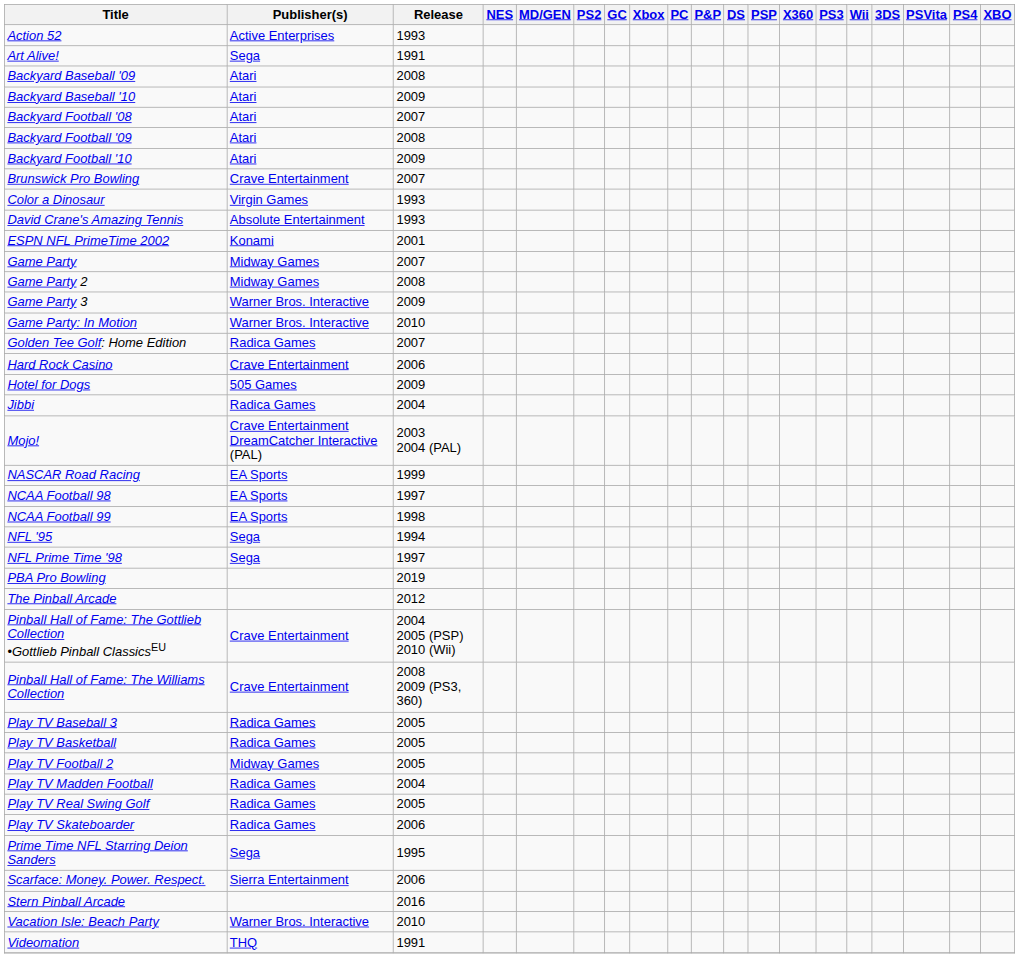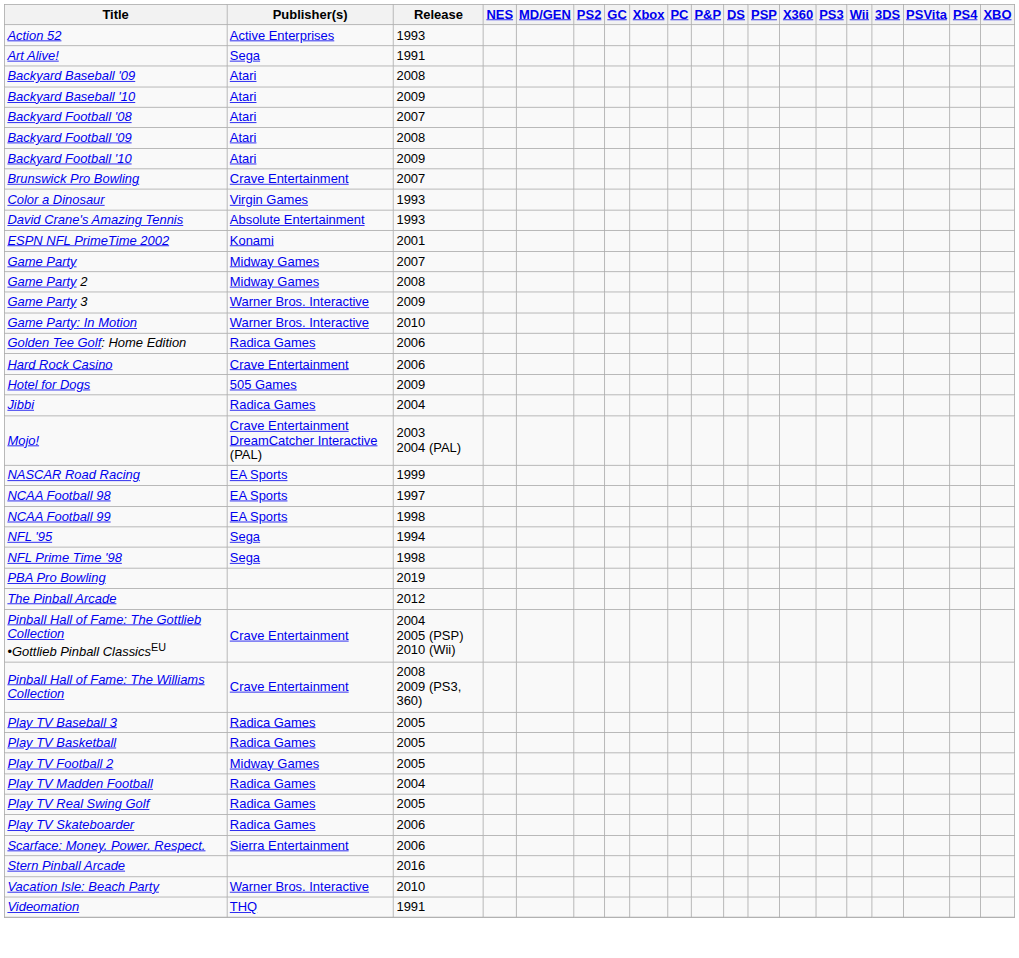(411, 343) 2007 -> (411, 343) 2006
(411, 557) 1997 -> (411, 557) 1998
- row: (98, 852)
